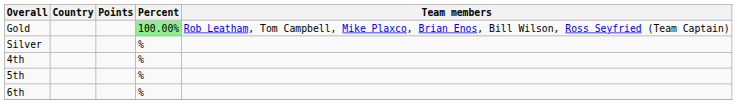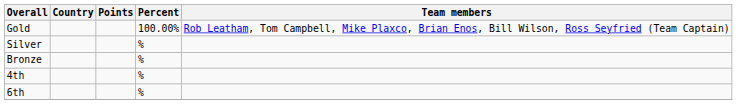(159, 28) lightgreen background -> (159, 28) no background
+ row: (24, 60)
- row: (16, 76)
